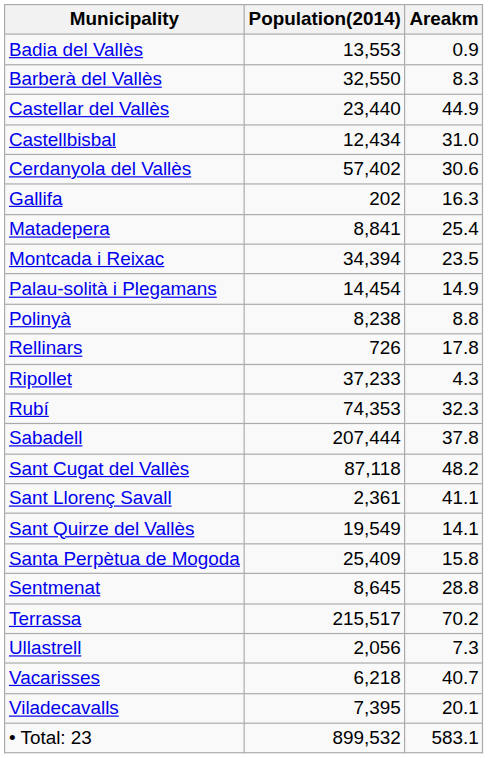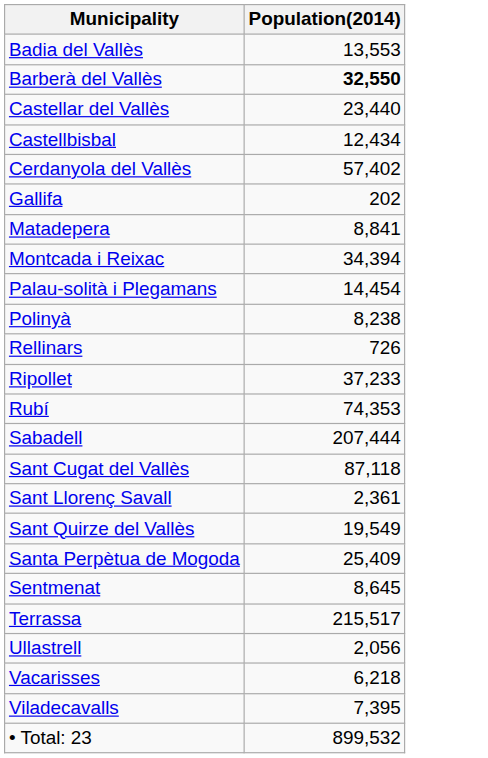- column: (444, 19)
(372, 79) normal -> (372, 79) bold
